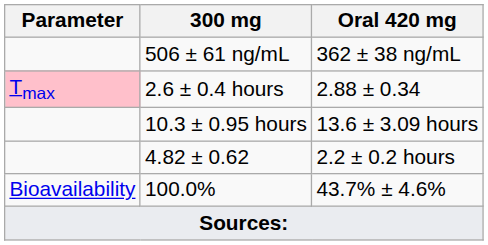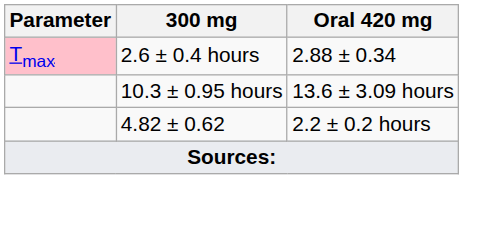- row: (217, 53)
- row: (180, 190)
